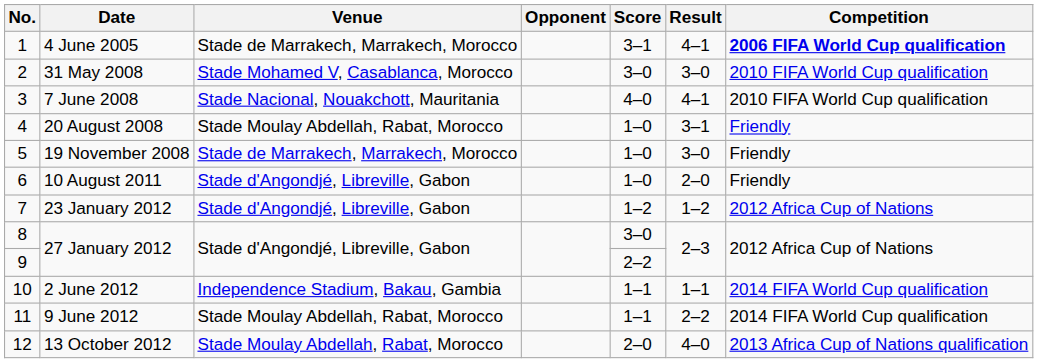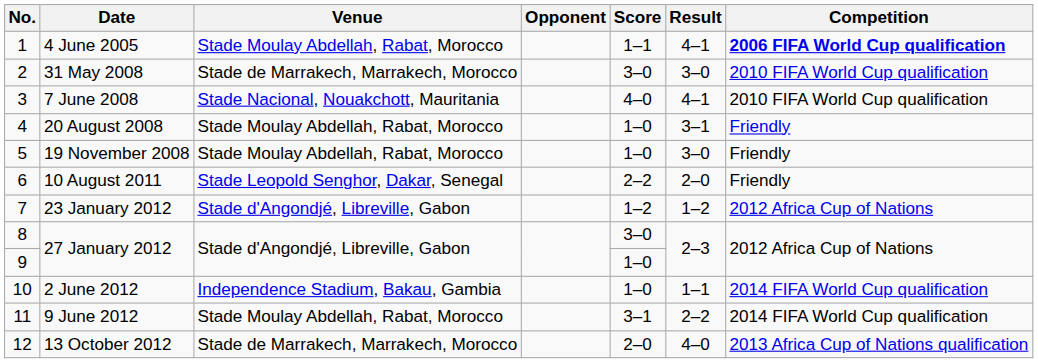(357, 45) Stade de Marrakech, Marrakech, Morocco -> (350, 45) Stade Moulay Abdellah, Rabat, Morocco
(638, 45) 3–1 -> (638, 45) 1–1
(355, 72) Stade Mohamed V, Casablanca, Morocco -> (357, 72) Stade de Marrakech, Marrakech, Morocco
(357, 153) Stade de Marrakech, Marrakech, Morocco -> (350, 153) Stade Moulay Abdellah, Rabat, Morocco
(334, 180) Stade d'Angondjé, Libreville, Gabon -> (350, 180) Stade Leopold Senghor, Dakar, Senegal
(638, 180) 1–0 -> (638, 180) 2–2
(638, 262) 2–2 -> (638, 262) 1–0
(638, 289) 1–1 -> (638, 289) 1–0
(638, 316) 1–1 -> (638, 316) 3–1
(350, 343) Stade Moulay Abdellah, Rabat, Morocco -> (357, 343) Stade de Marrakech, Marrakech, Morocco
